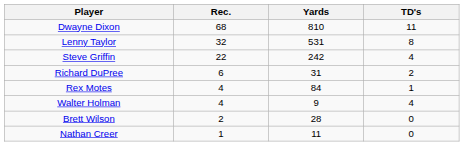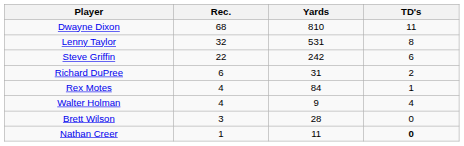(411, 57) 4 -> (411, 57) 6
(221, 118) 2 -> (221, 118) 3
(411, 133) normal -> (411, 133) bold
